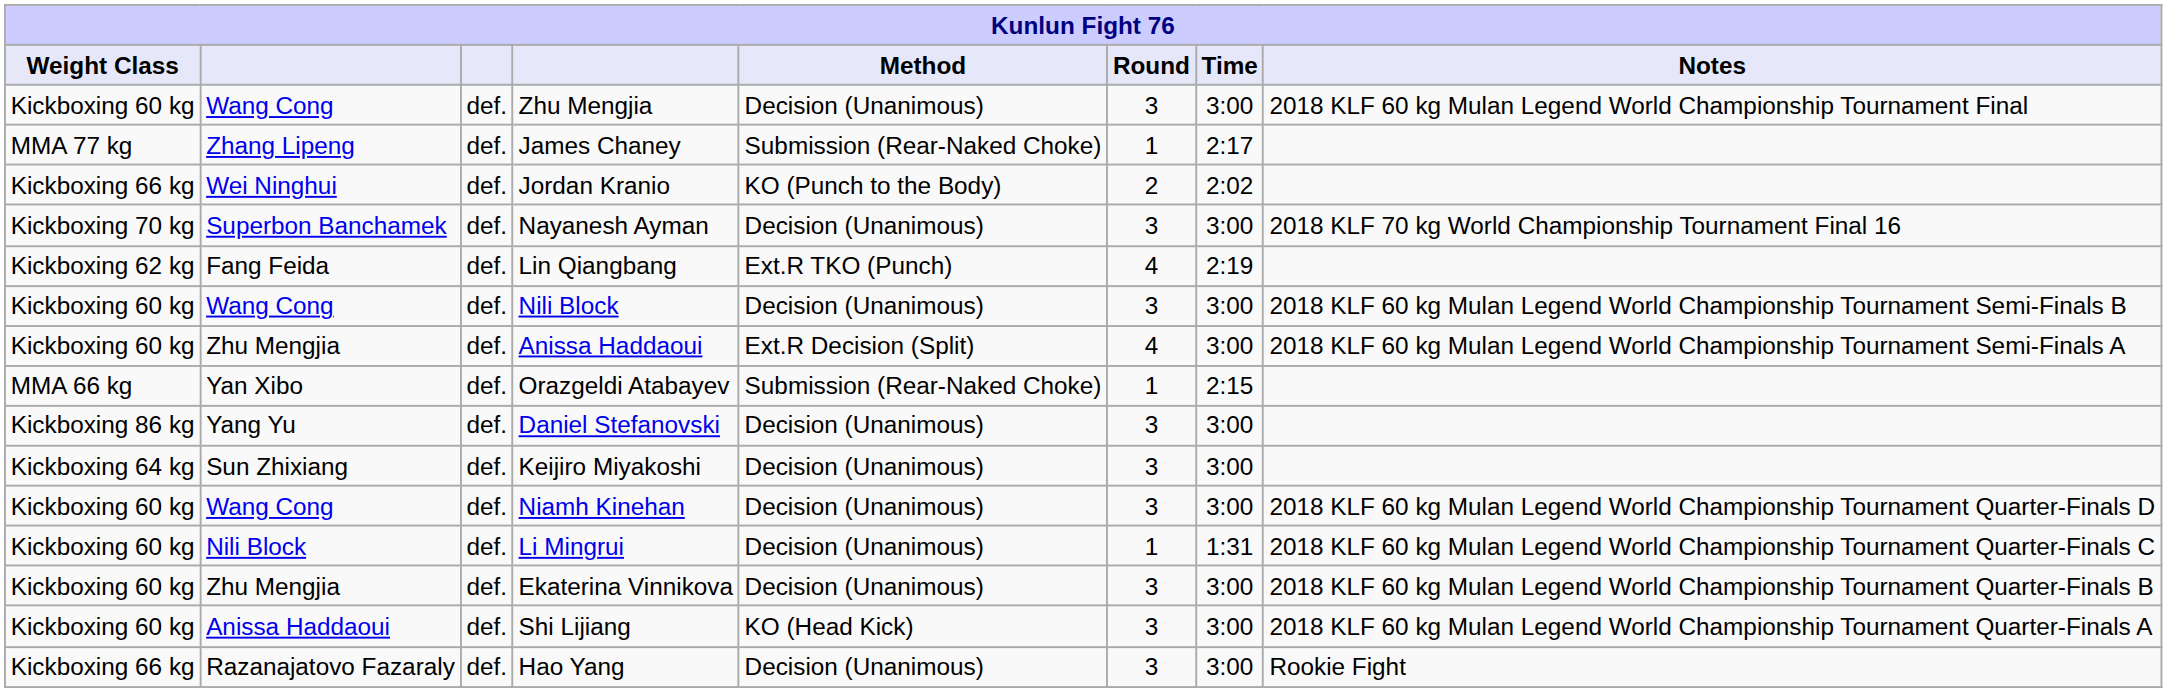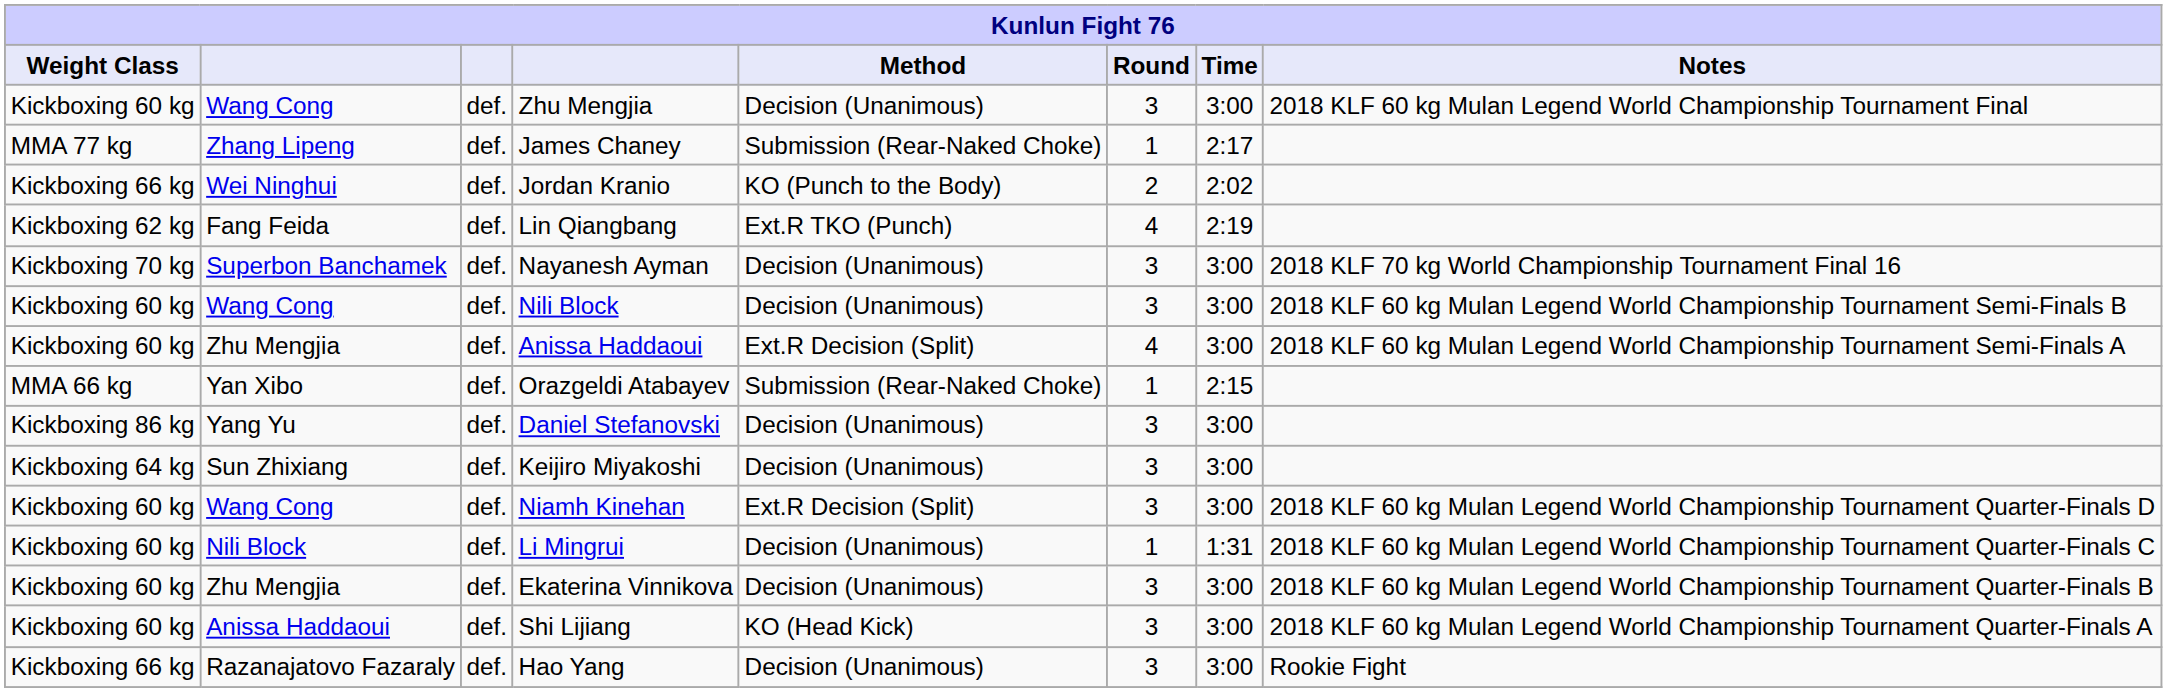rows swapped: (598, 265) <-> (614, 225)
(864, 506) Decision (Unanimous) -> (859, 506) Ext.R Decision (Split)
